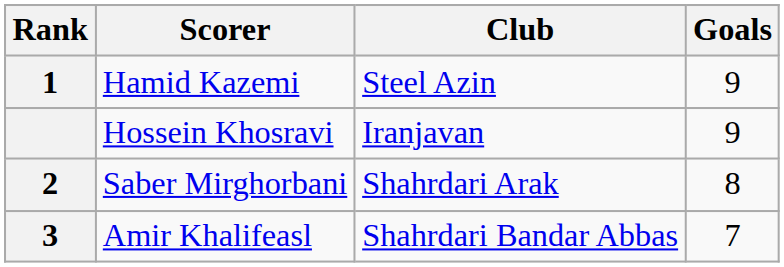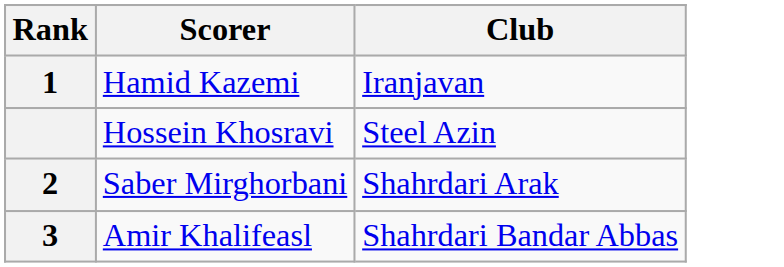- column: (733, 30)
(429, 81) Steel Azin -> (423, 81) Iranjavan
(423, 132) Iranjavan -> (429, 132) Steel Azin
